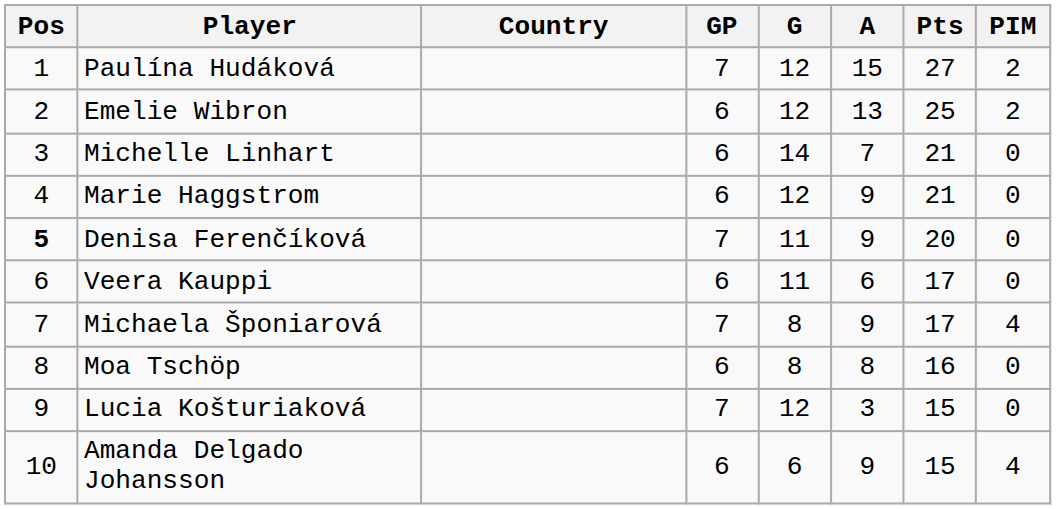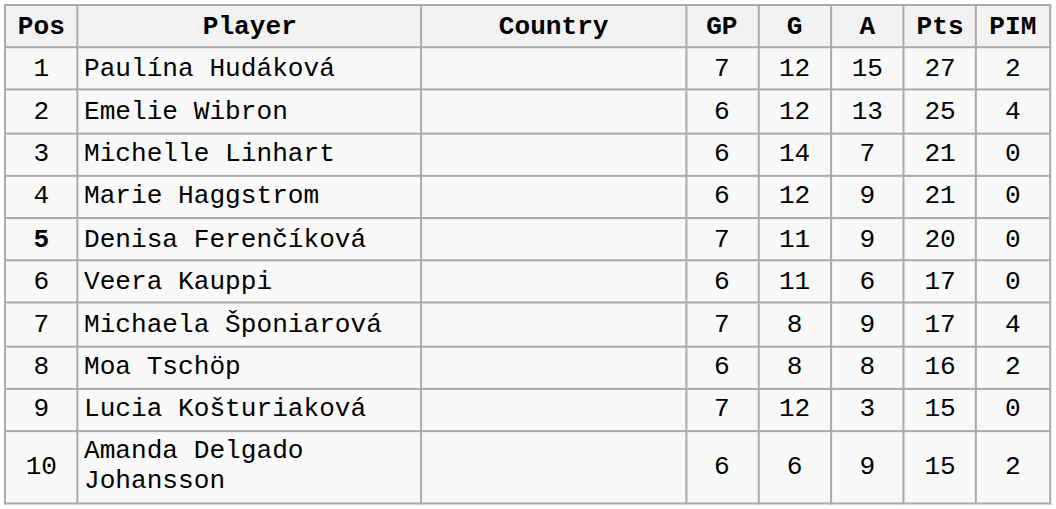(1013, 111) 2 -> (1013, 111) 4
(1013, 367) 0 -> (1013, 367) 2
(1013, 467) 4 -> (1013, 467) 2
